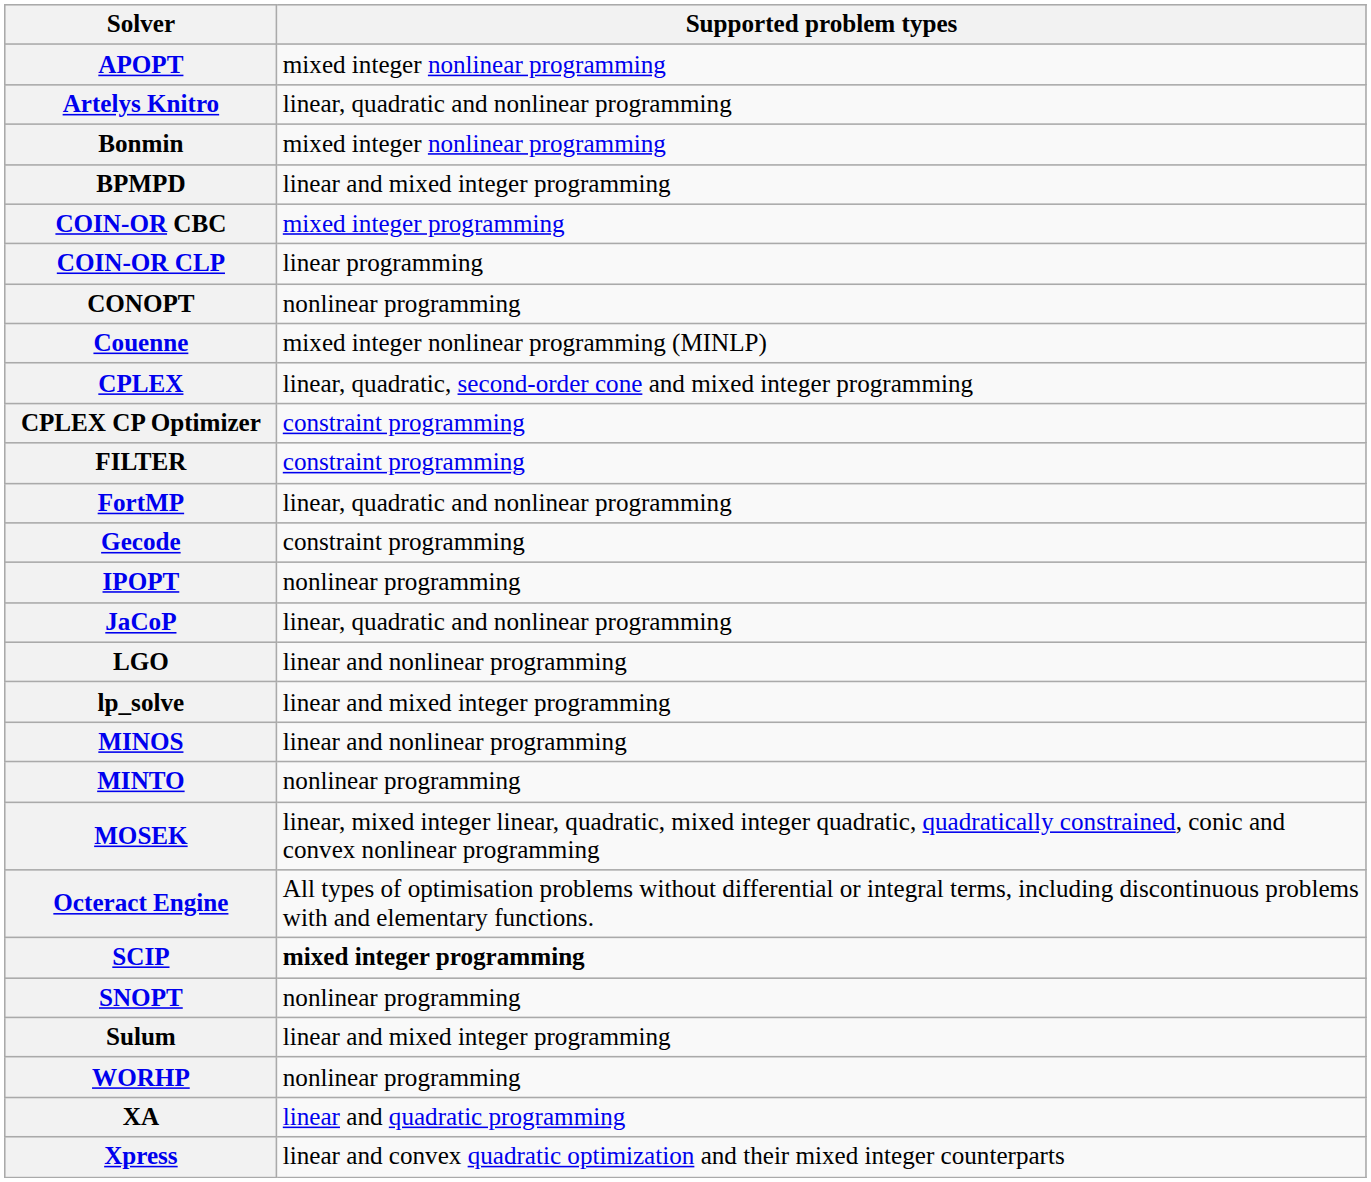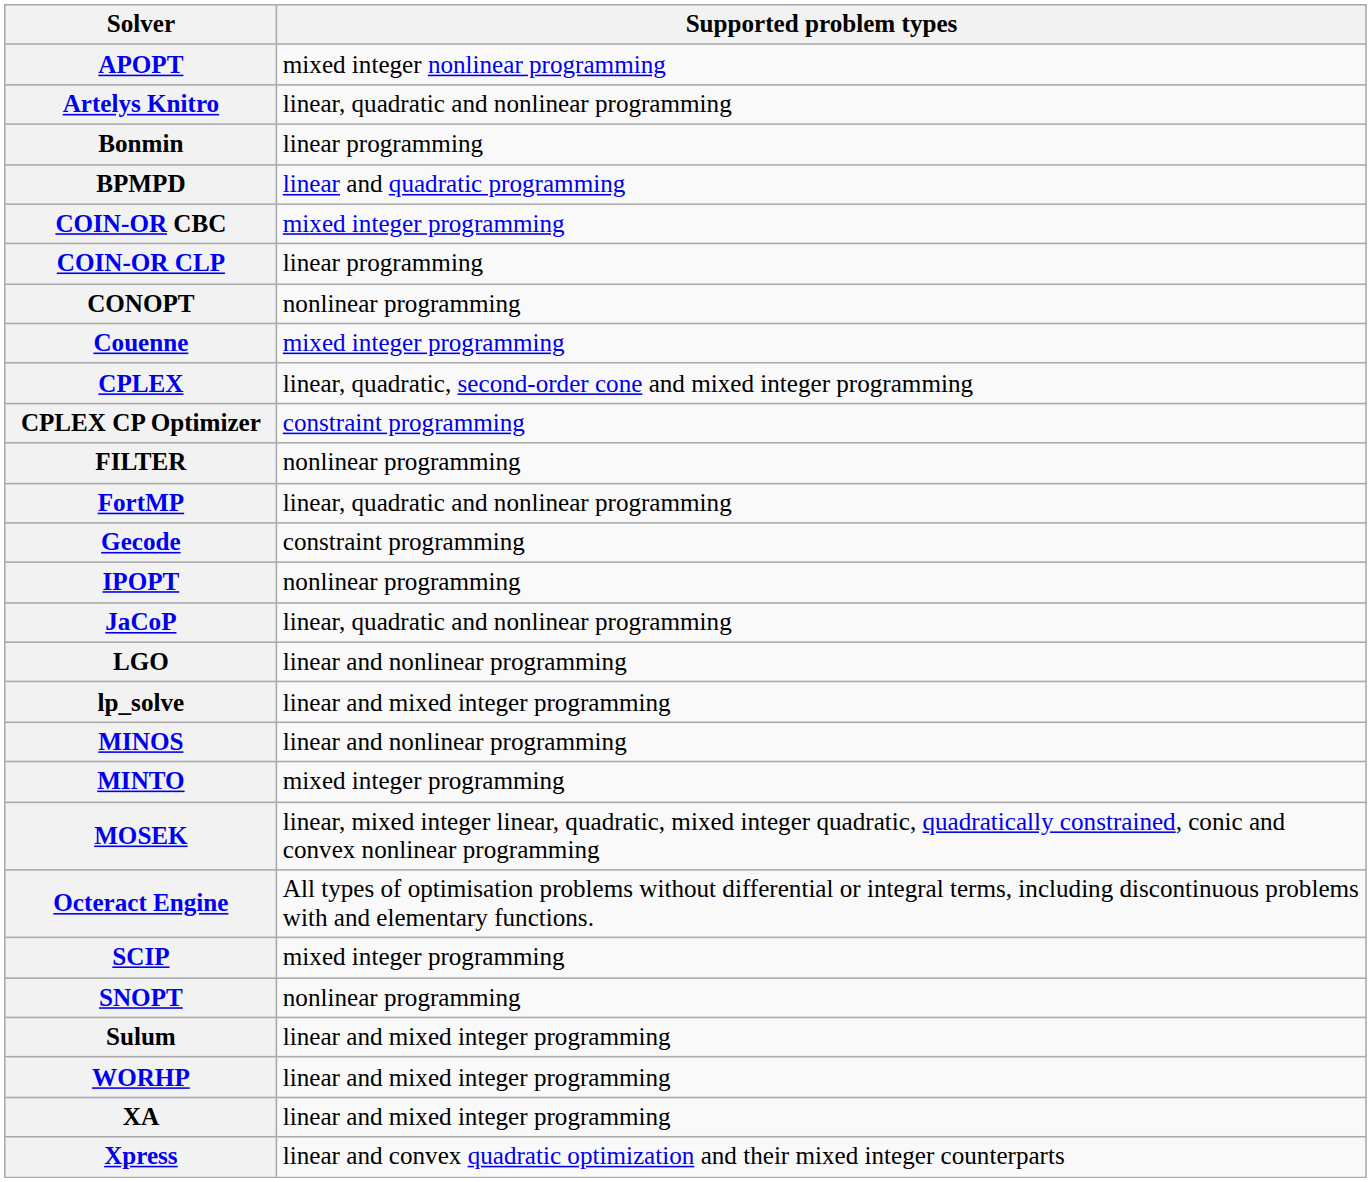(474, 143) mixed integer nonlinear programming -> (383, 143) linear programming
(477, 183) linear and mixed integer programming -> (454, 183) linear and quadratic programming
(525, 343) mixed integer nonlinear programming (MINLP) -> (424, 343) mixed integer programming
(404, 462) constraint programming -> (402, 462) nonlinear programming
(402, 781) nonlinear programming -> (424, 781) mixed integer programming
(434, 957) bold -> (424, 957) normal
(402, 1076) nonlinear programming -> (477, 1076) linear and mixed integer programming
(454, 1116) linear and quadratic programming -> (477, 1116) linear and mixed integer programming
